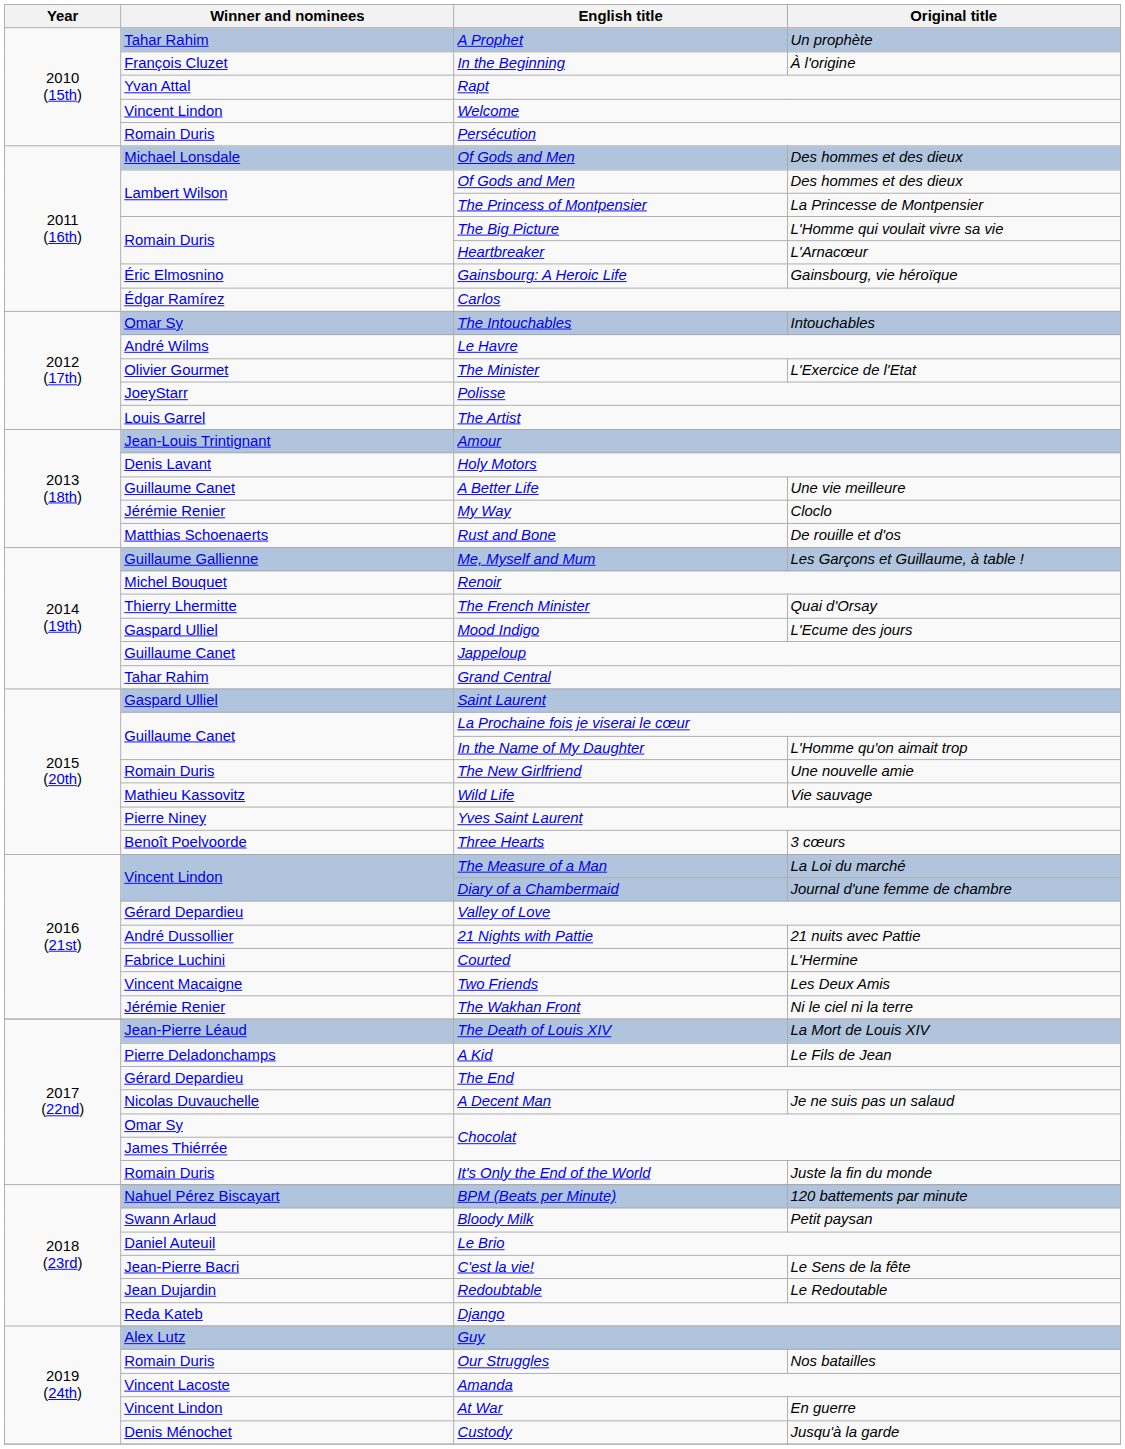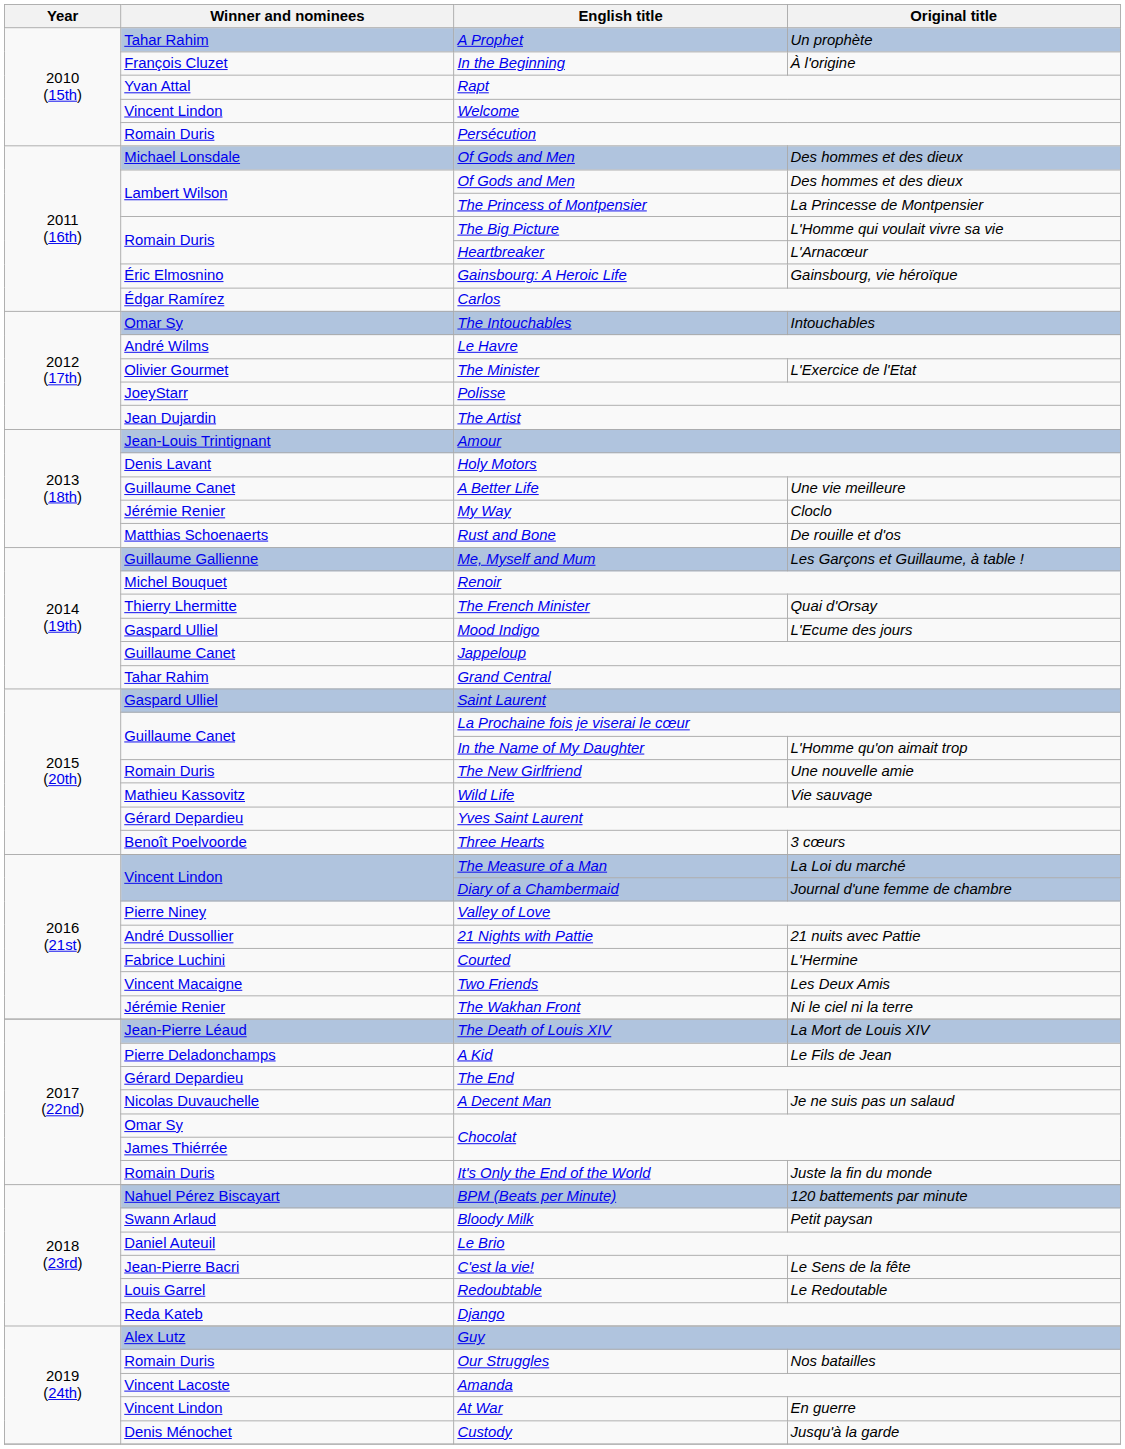(165, 417) Louis Garrel -> (170, 417) Jean Dujardin
(165, 818) Pierre Niney -> (184, 818) Gérard Depardieu
(184, 913) Gérard Depardieu -> (165, 913) Pierre Niney
(170, 1290) Jean Dujardin -> (165, 1290) Louis Garrel
